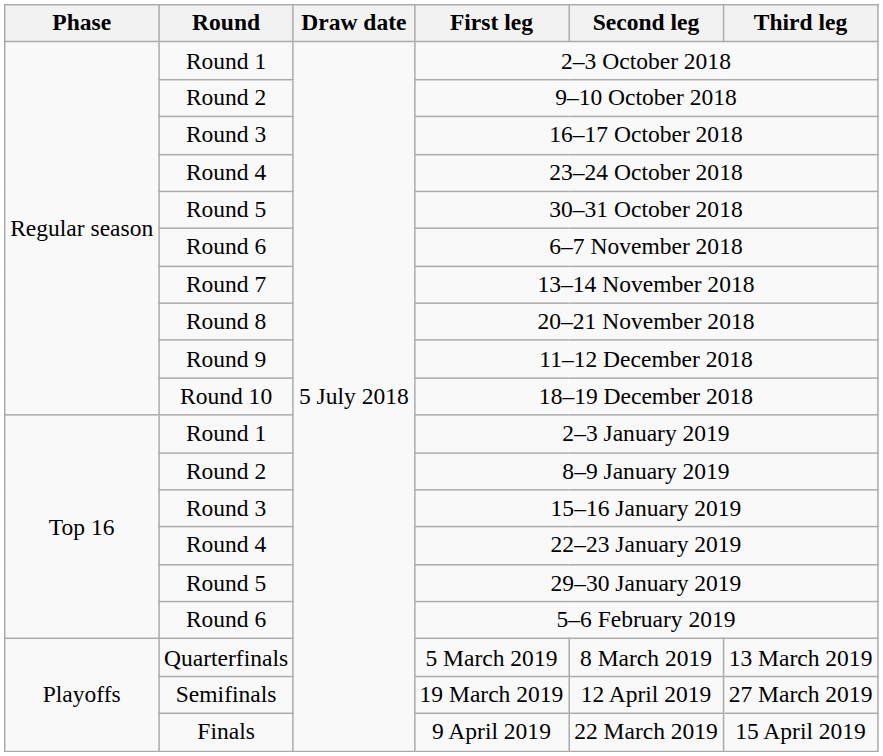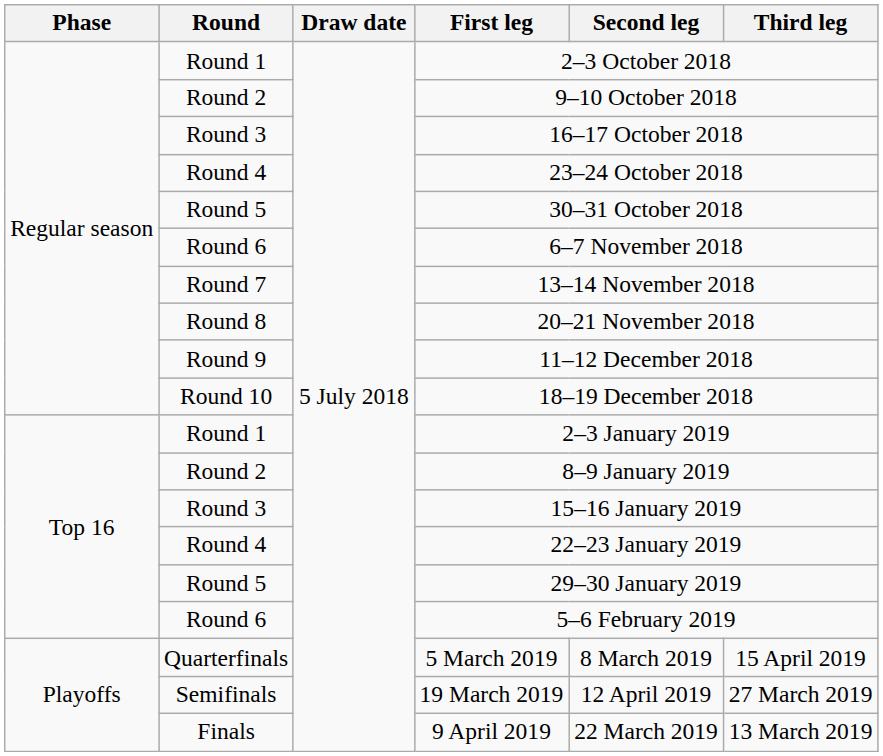(801, 657) 13 March 2019 -> (801, 657) 15 April 2019
(801, 731) 15 April 2019 -> (801, 731) 13 March 2019
